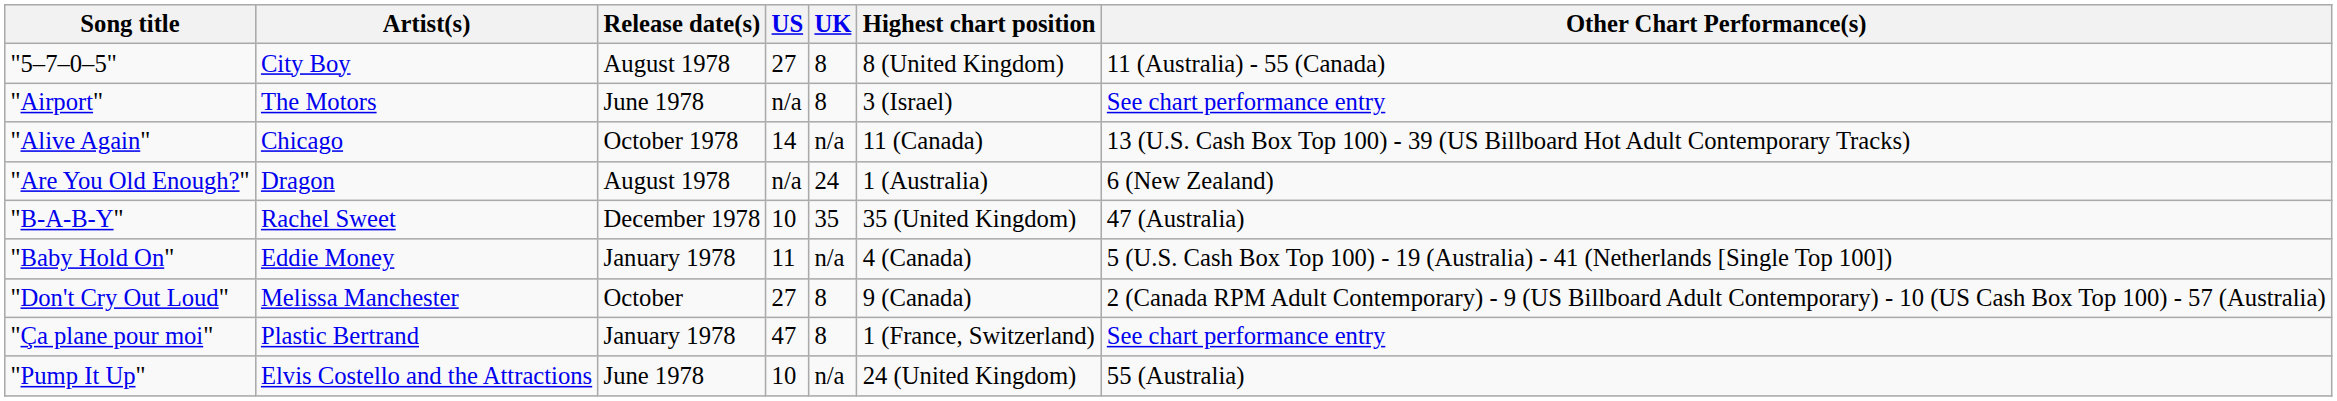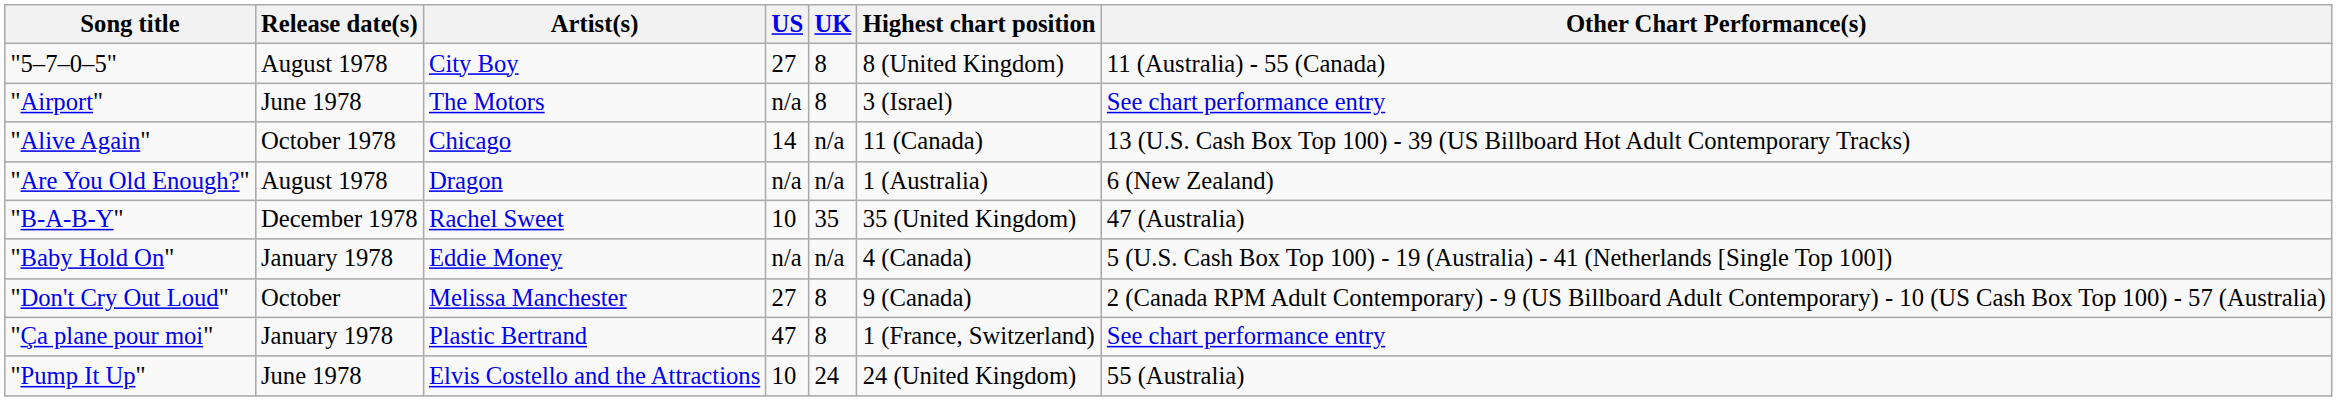columns swapped: (427, 24) <-> (682, 24)
(827, 180) 24 -> (830, 180) n/a
(783, 258) 11 -> (787, 258) n/a
(830, 375) n/a -> (827, 375) 24
